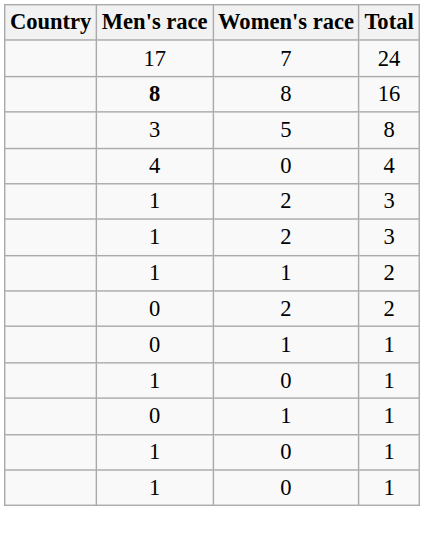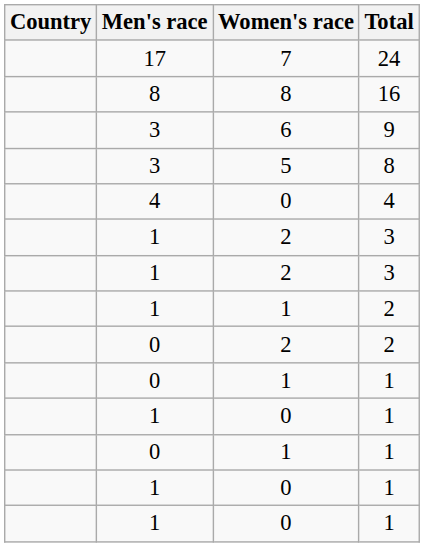(155, 93) bold -> (155, 93) normal
+ row: (286, 129)
